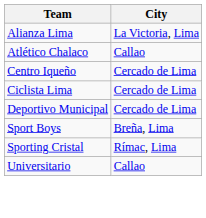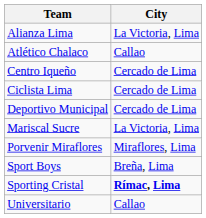+ row: (43, 128)
+ row: (55, 147)
(145, 147) normal -> (147, 185) bold
